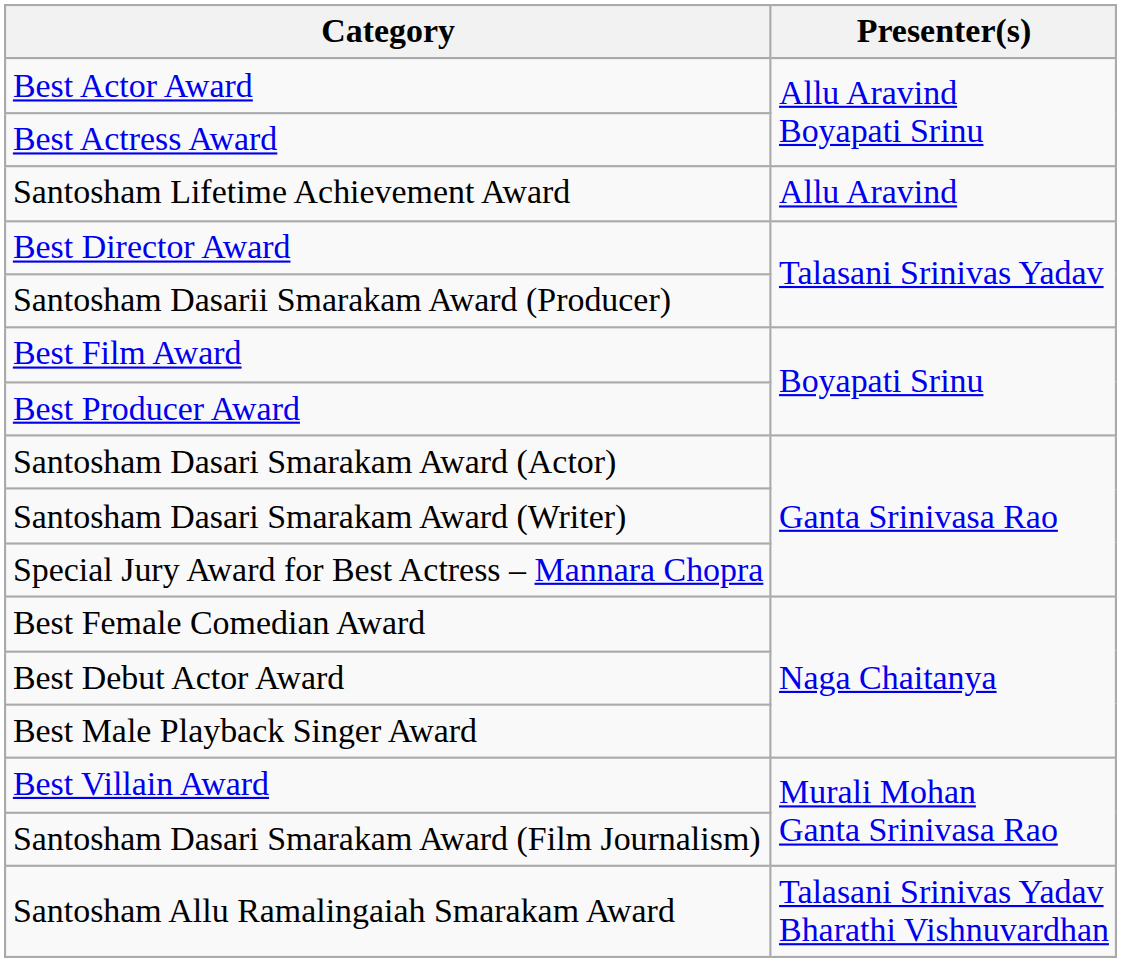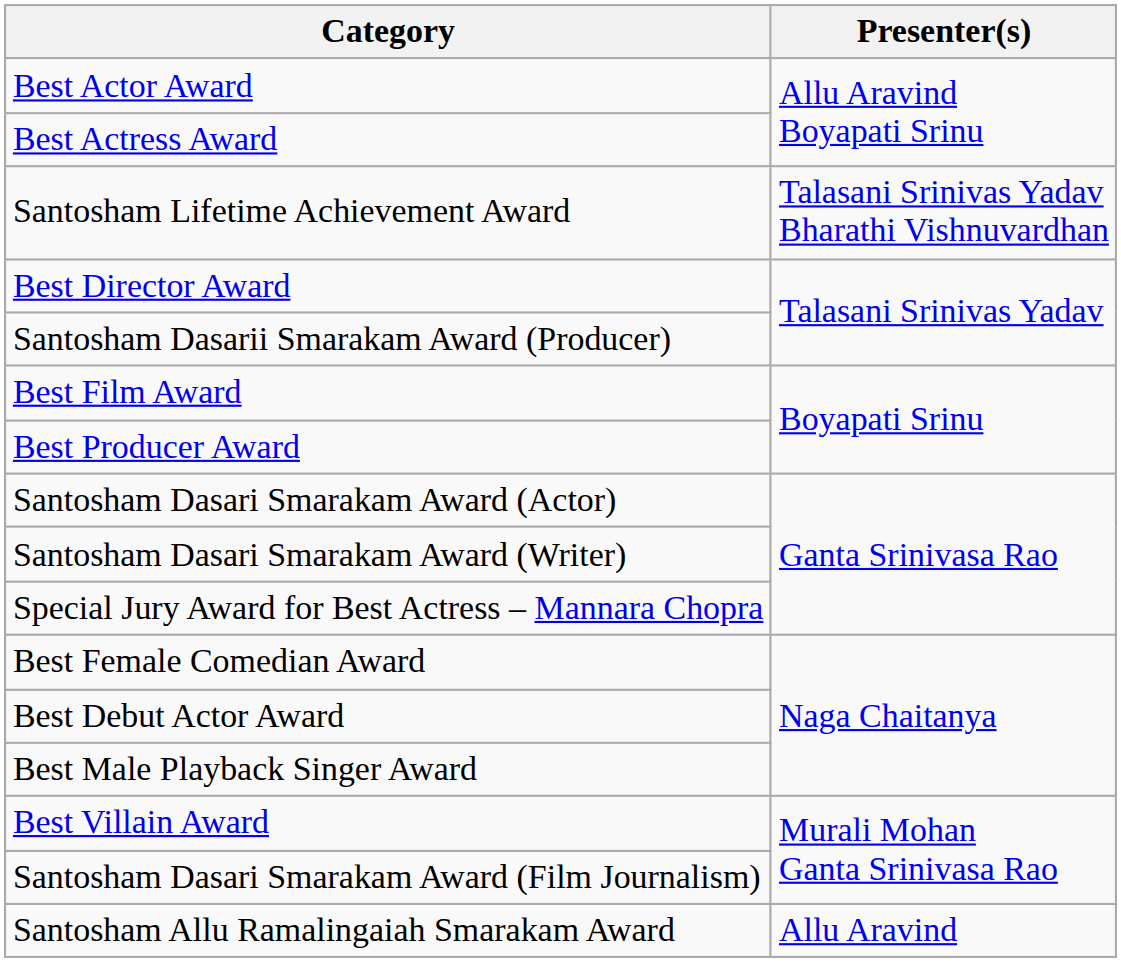(868, 192) Allu Aravind -> (944, 211) Talasani Srinivas Yadav Bharathi Vishnuvardhan
(944, 911) Talasani Srinivas Yadav Bharathi Vishnuvardhan -> (868, 930) Allu Aravind
